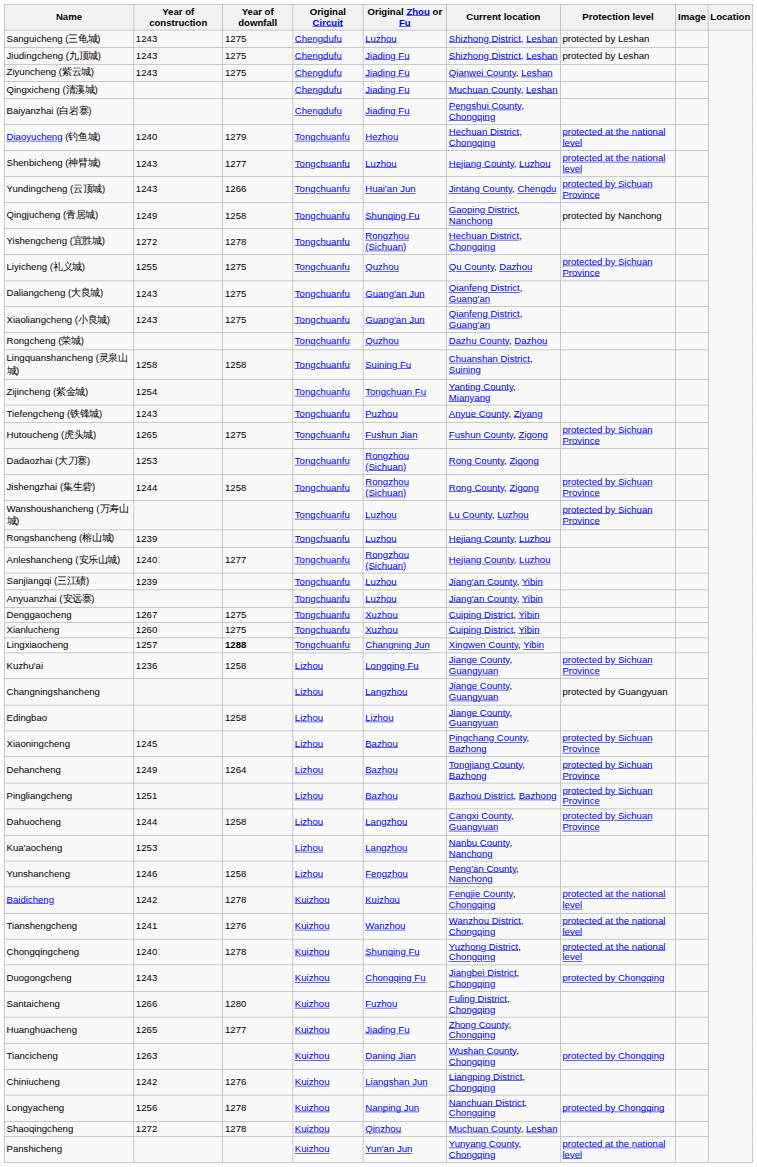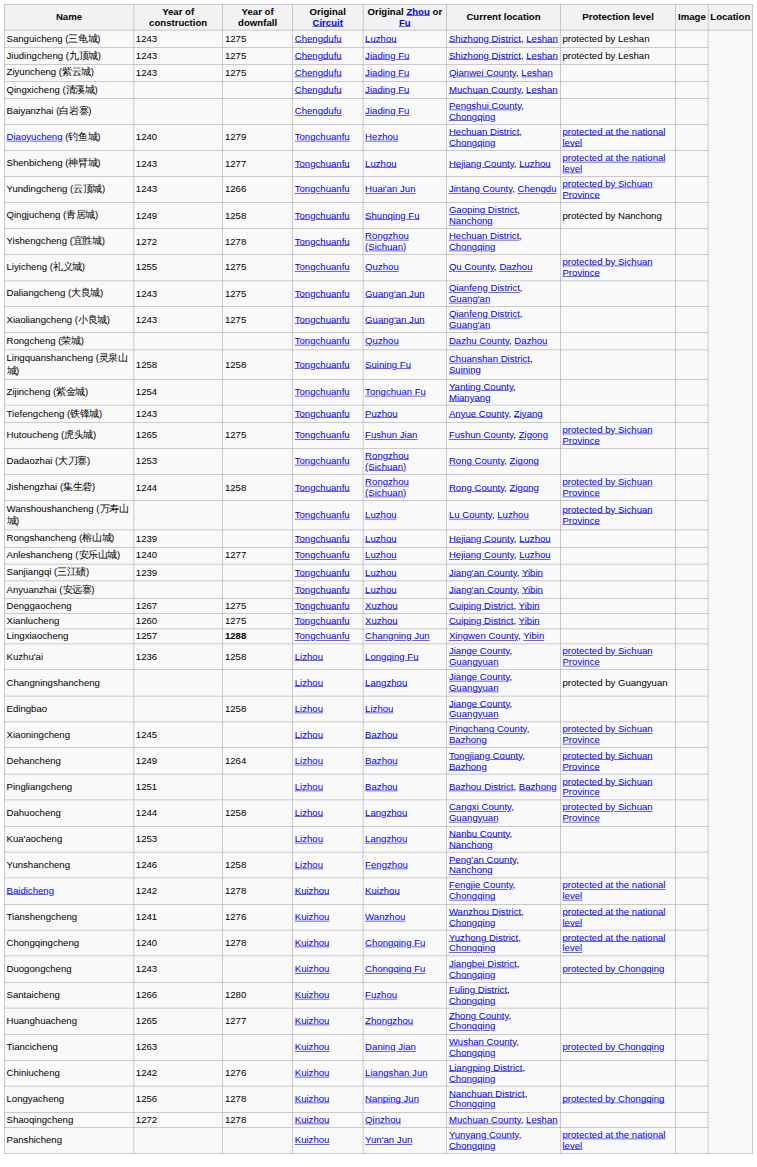(387, 560) Rongzhou (Sichuan) -> (381, 555) Luzhou
(392, 952) Shunqing Fu -> (395, 943) Chongqing Fu
(387, 1030) Jiading Fu -> (389, 1021) Zhongzhou
